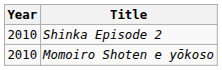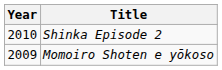(22, 55) 2010 -> (22, 55) 2009
